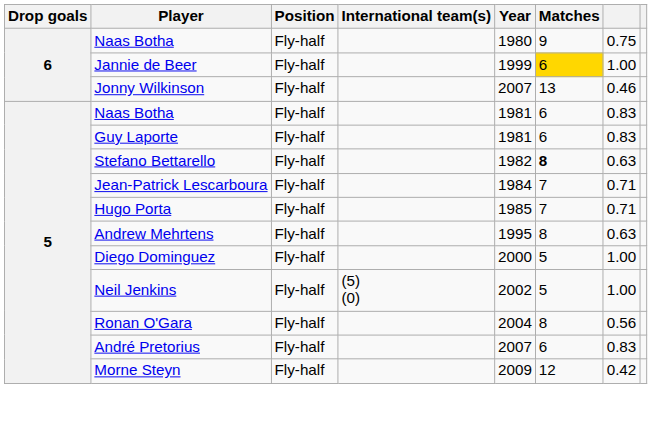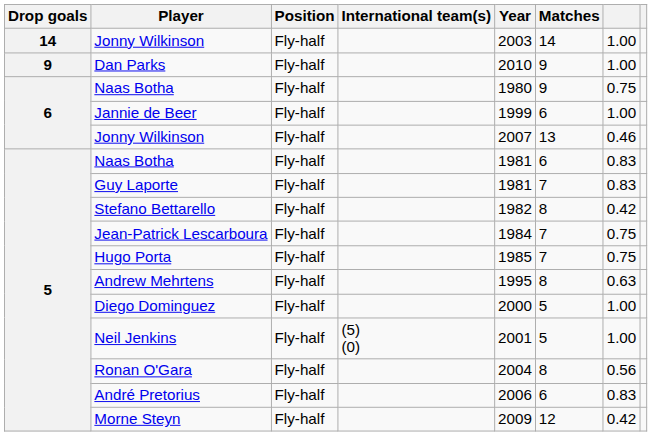+ row: (48, 40)
+ row: (48, 64)
(543, 64) gold background -> (543, 112) no background
(543, 137) 6 -> (543, 185) 7
(543, 161) bold -> (543, 209) normal
(621, 161) 0.63 -> (621, 209) 0.42
(621, 185) 0.71 -> (621, 233) 0.75
(621, 209) 0.71 -> (621, 257) 0.75
(515, 290) 2002 -> (515, 338) 2001
(515, 347) 2007 -> (515, 395) 2006
